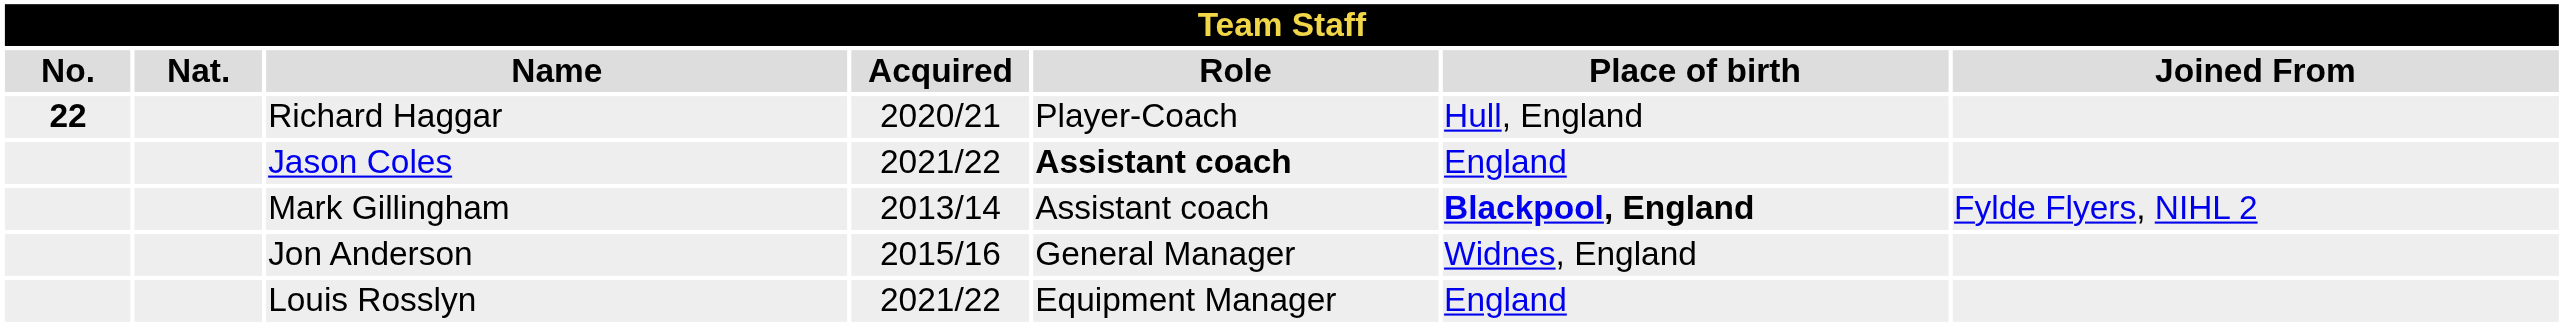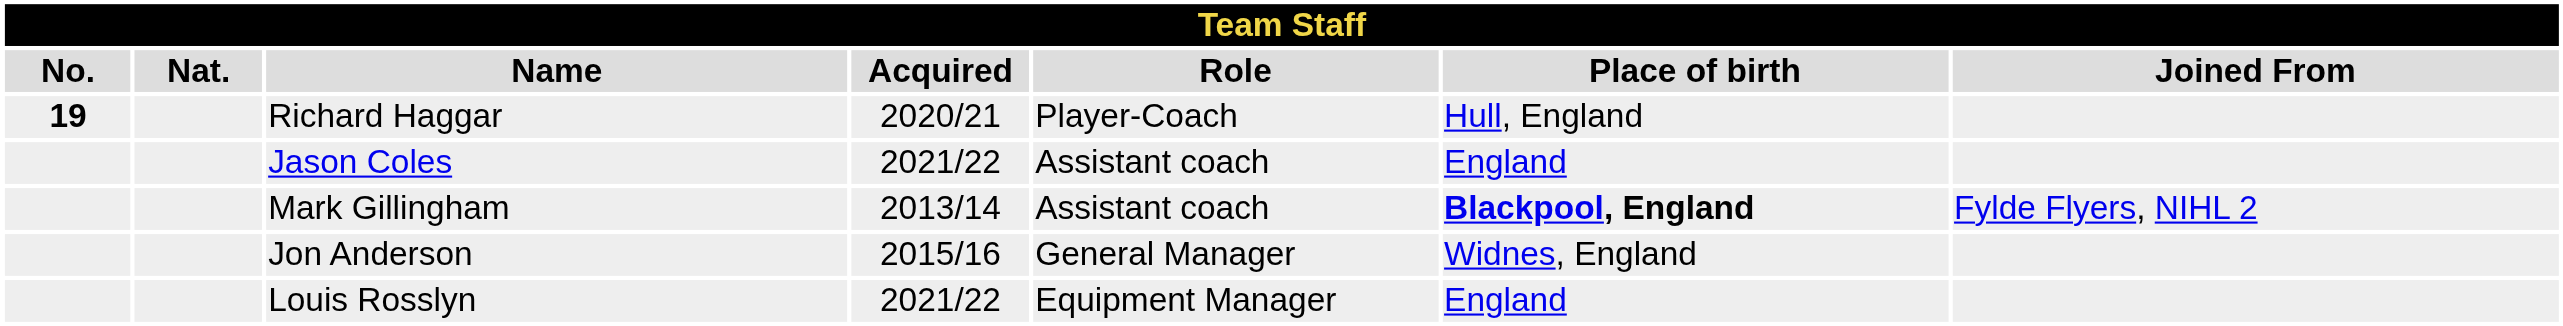(68, 116) 22 -> (68, 116) 19
(1164, 162) bold -> (1152, 162) normal
